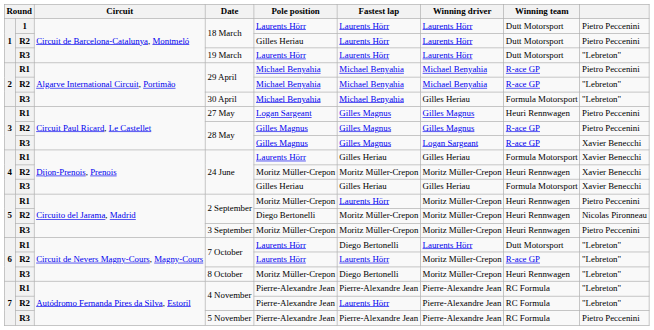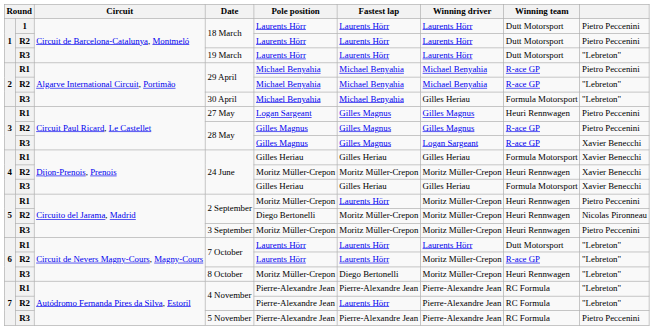(280, 40) Gilles Heriau -> (281, 40) Laurents Hörr
(281, 157) Laurents Hörr -> (280, 157) Gilles Heriau
(369, 244) Diego Bertonelli -> (364, 244) Laurents Hörr
